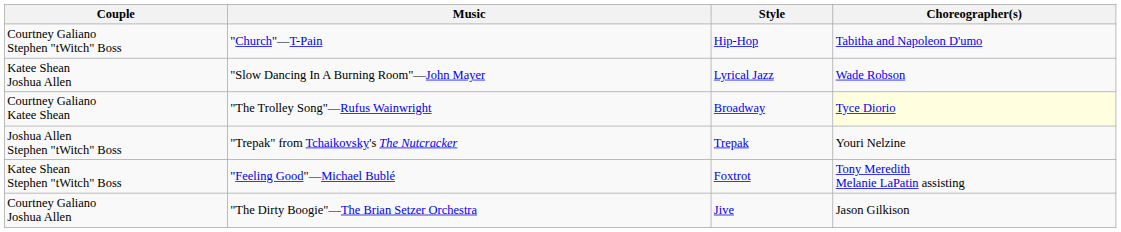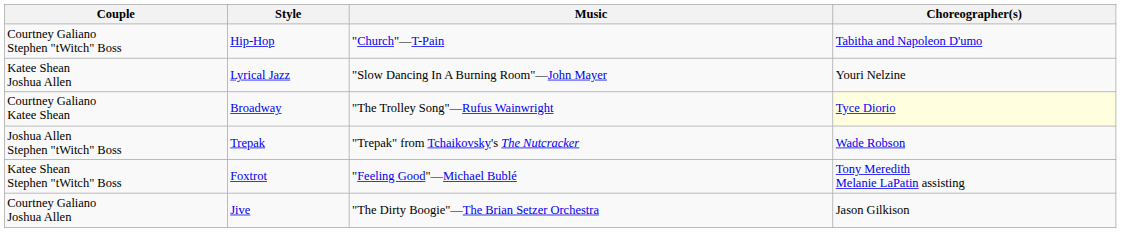columns swapped: (772, 14) <-> (469, 14)
(870, 75) Wade Robson -> (871, 75) Youri Nelzine
(871, 142) Youri Nelzine -> (870, 142) Wade Robson
